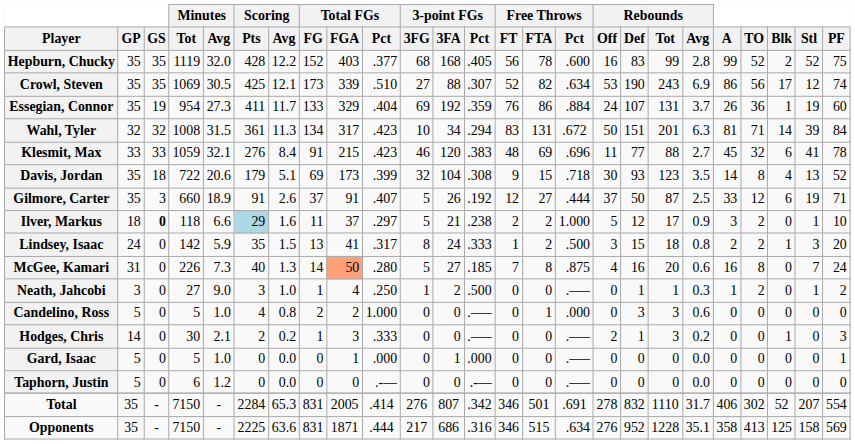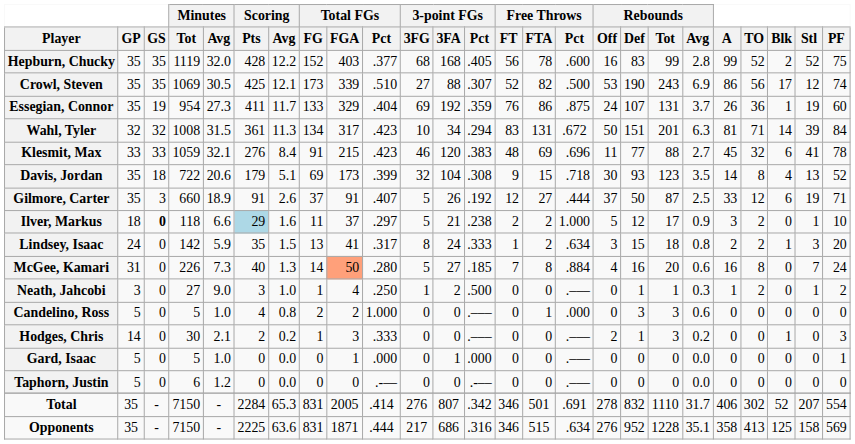(578, 84) .634 -> (578, 84) .500
(578, 107) .884 -> (578, 107) .875
(578, 244) .500 -> (578, 244) .634
(578, 267) .875 -> (578, 267) .884
